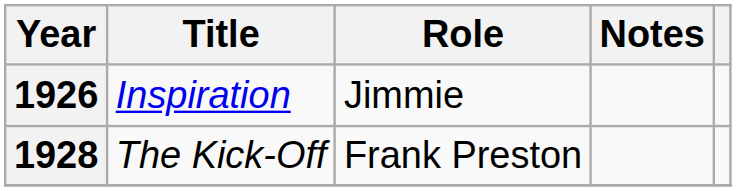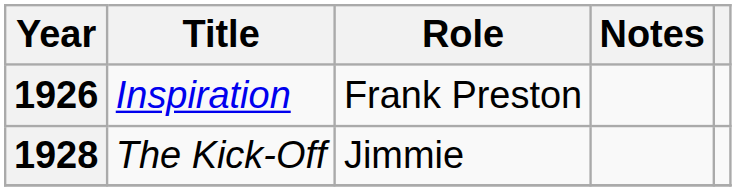(404, 94) Jimmie -> (463, 94) Frank Preston
(463, 154) Frank Preston -> (404, 154) Jimmie
